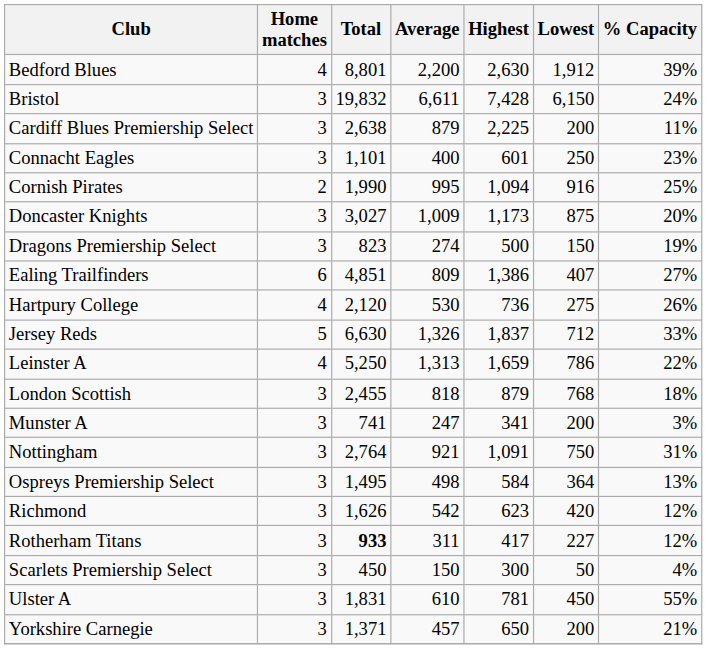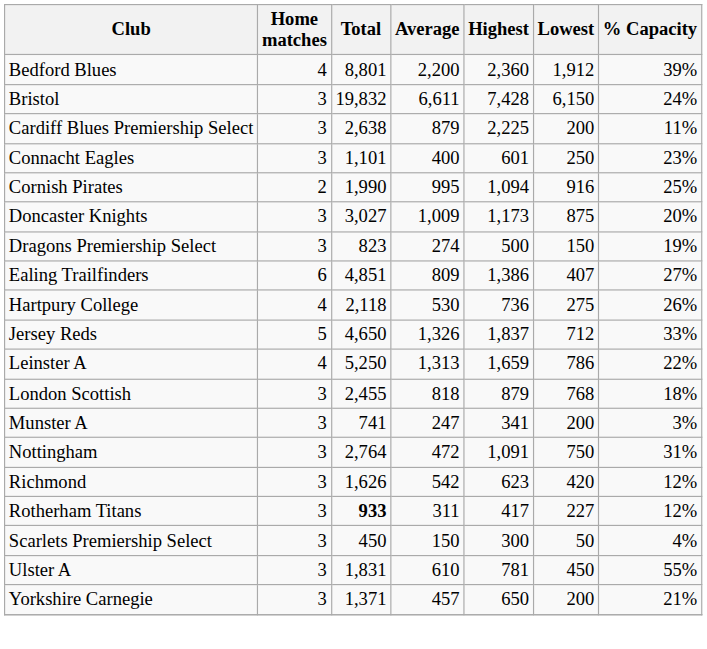(508, 69) 2,630 -> (508, 69) 2,360
(366, 305) 2,120 -> (366, 305) 2,118
(366, 334) 6,630 -> (366, 334) 4,650
(446, 452) 921 -> (446, 452) 472
- row: (111, 481)
